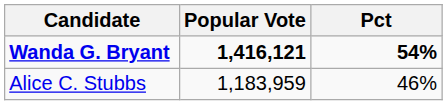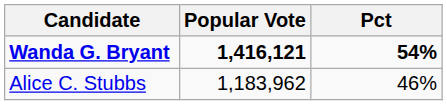(261, 83) 1,183,959 -> (261, 83) 1,183,962
